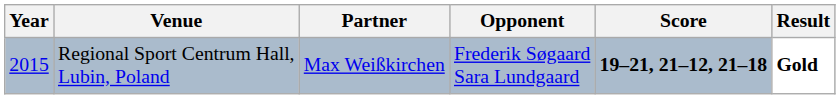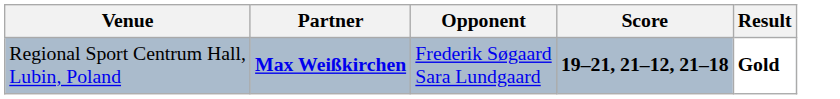- column: (29, 21)
(374, 65) normal -> (331, 65) bold
